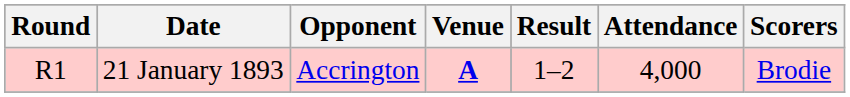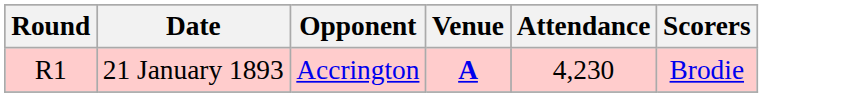- column: (554, 26)
(671, 69) 4,000 -> (584, 69) 4,230
